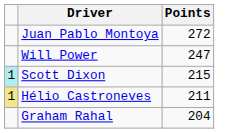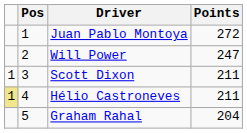+ column: (33, 15)
(11, 77) paleturquoise background -> (11, 77) no background
(199, 77) 215 -> (228, 77) 211
